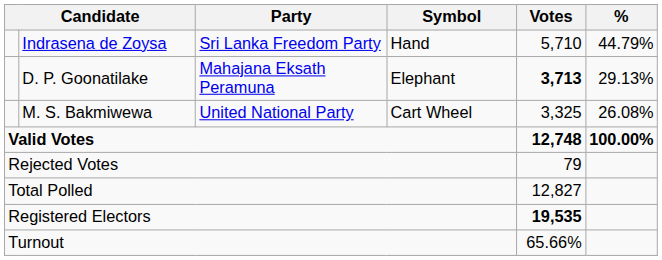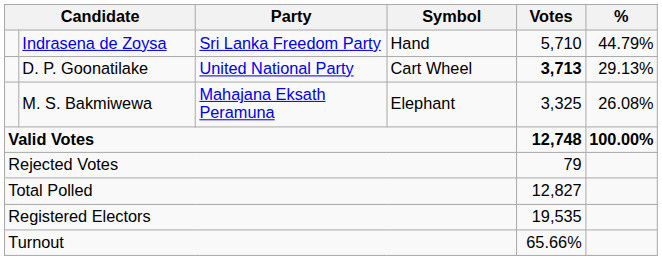(262, 78) Mahajana Eksath Peramuna -> (276, 69) United National Party
(423, 78) Elephant -> (431, 69) Cart Wheel
(276, 113) United National Party -> (262, 104) Mahajana Eksath Peramuna
(431, 113) Cart Wheel -> (423, 104) Elephant
(557, 216) bold -> (557, 216) normal
